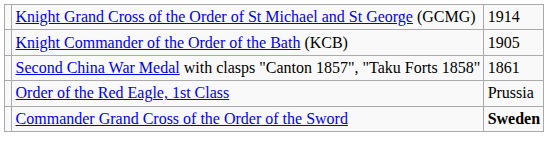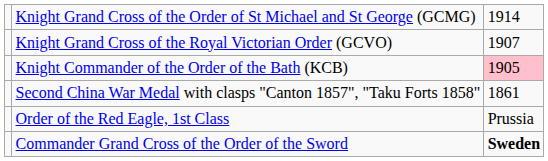+ row: (204, 42)
(504, 42) no background -> (504, 67) pink background
